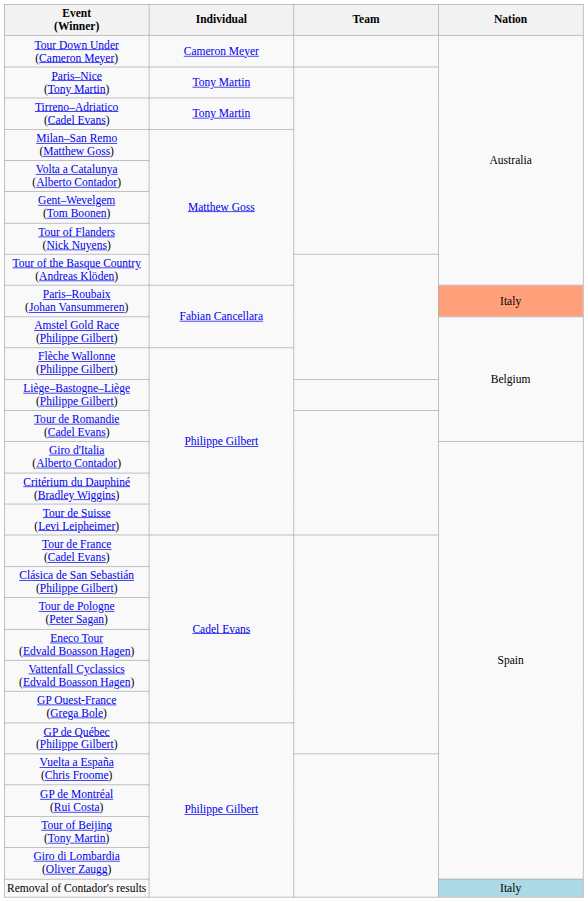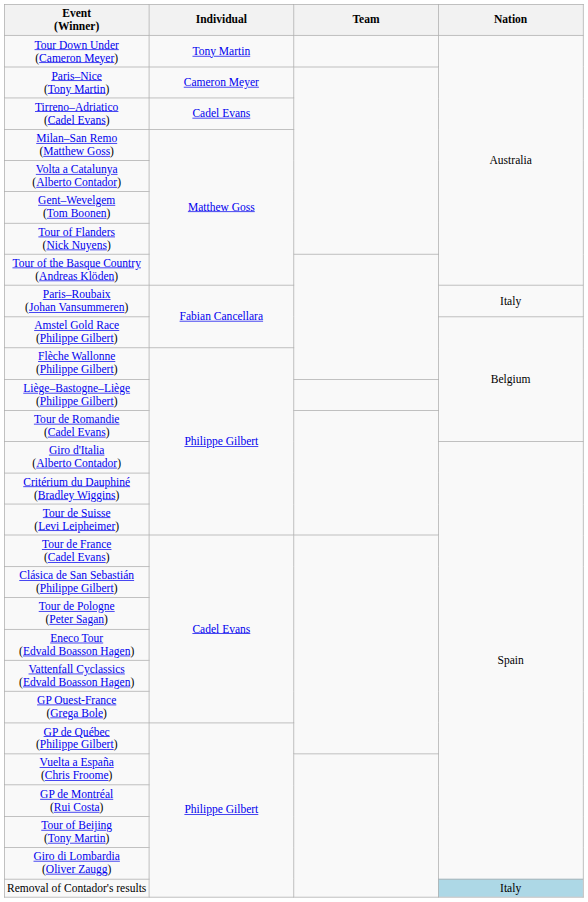(221, 51) Cameron Meyer -> (221, 51) Tony Martin
(221, 82) Tony Martin -> (221, 82) Cameron Meyer
(221, 113) Tony Martin -> (221, 113) Cadel Evans
(511, 301) lightsalmon background -> (511, 301) no background
